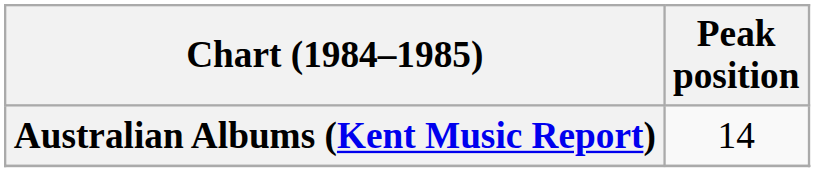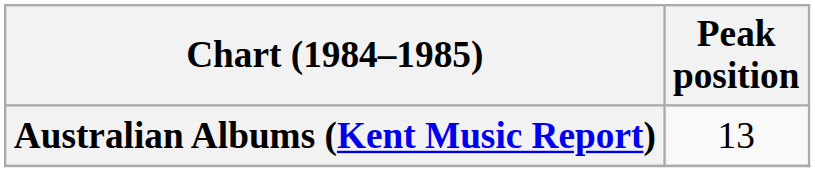(736, 135) 14 -> (736, 135) 13
